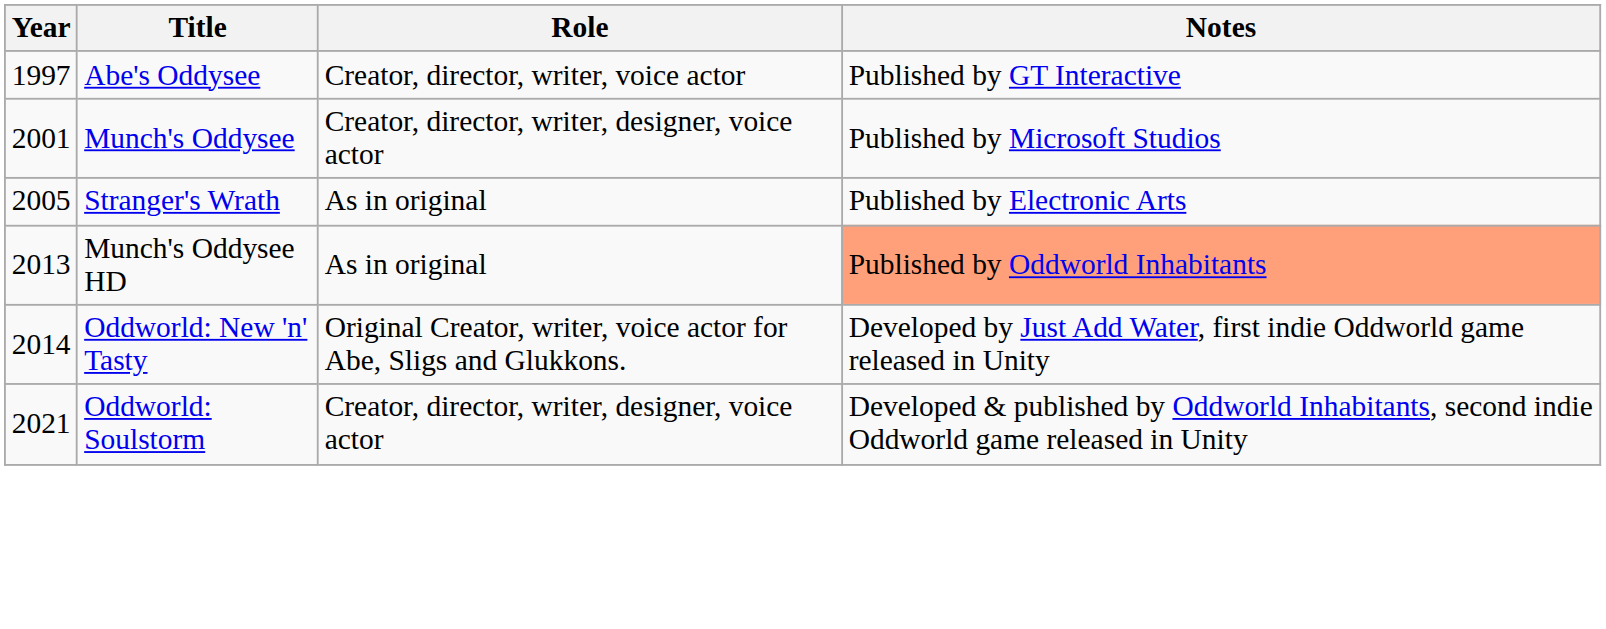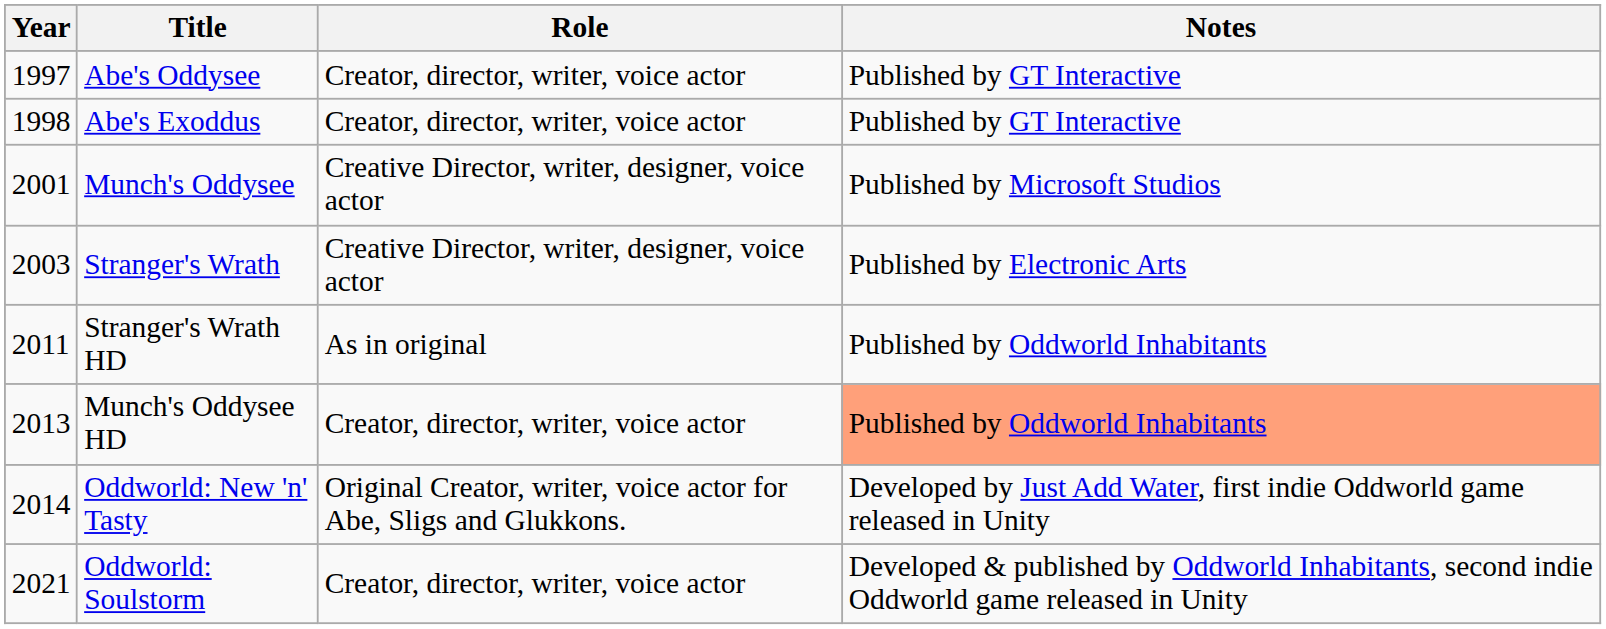+ row: (172, 121)
(559, 137) Creator, director, writer, designer, voice actor -> (564, 184) Creative Director, writer, designer, voice actor
(41, 201) 2005 -> (41, 264) 2003
(406, 201) As in original -> (564, 264) Creative Director, writer, designer, voice actor
+ row: (182, 344)
(406, 264) As in original -> (535, 423) Creator, director, writer, voice actor
(559, 423) Creator, director, writer, designer, voice actor -> (535, 583) Creator, director, writer, voice actor
